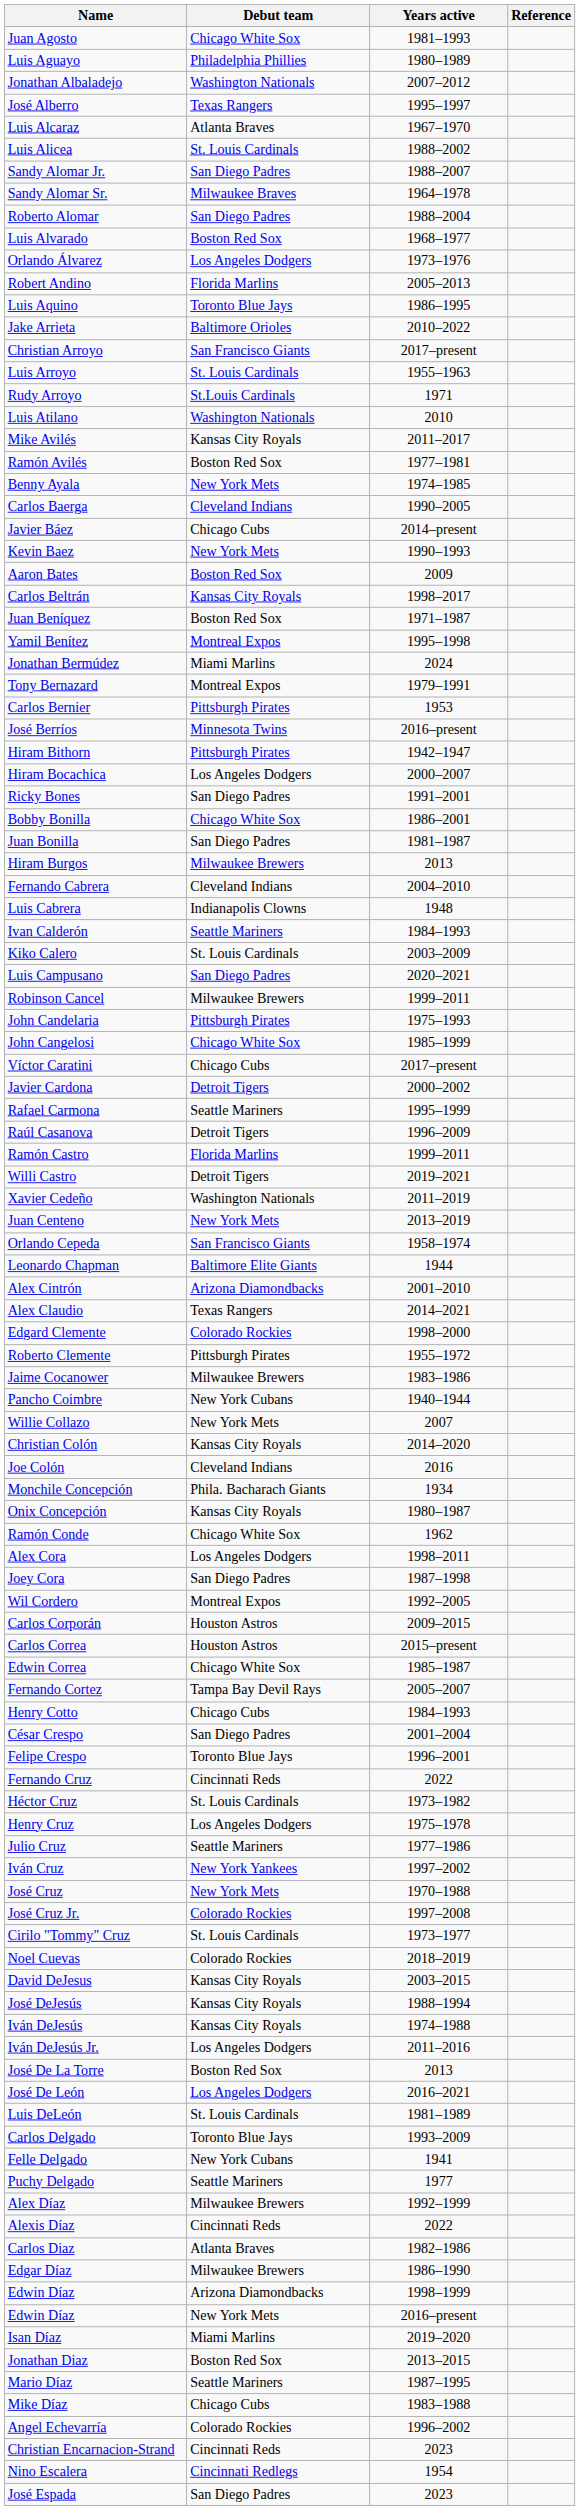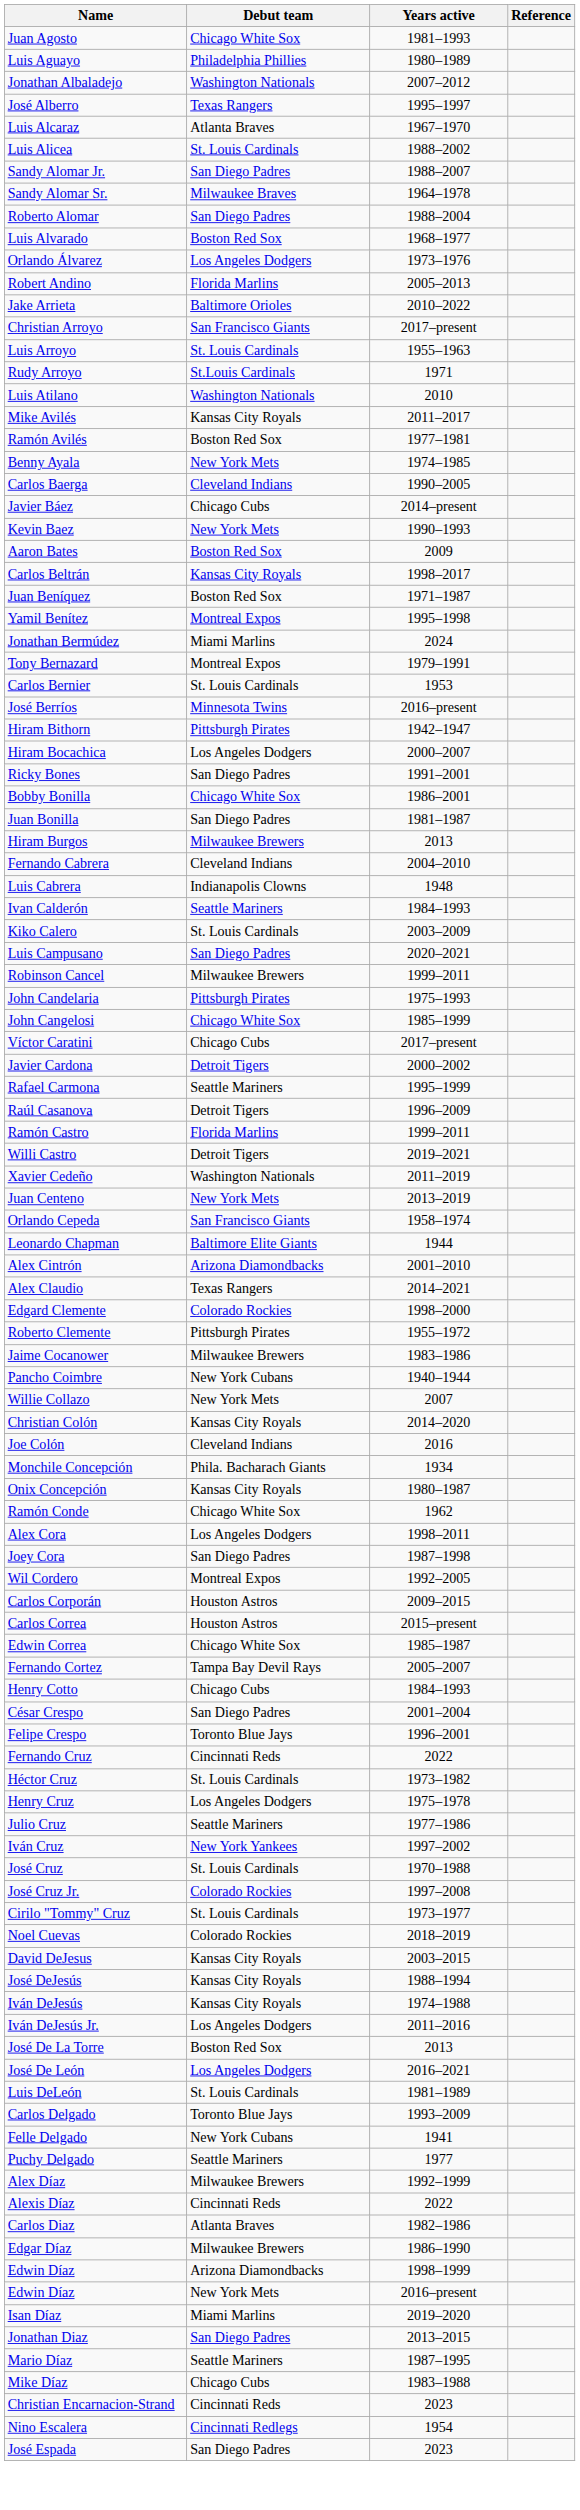- row: (43, 305)
(240, 707) Pittsburgh Pirates -> (244, 685) St. Louis Cardinals
(235, 1891) New York Mets -> (244, 1869) St. Louis Cardinals
(236, 2360) Boston Red Sox -> (240, 2337) San Diego Padres
- row: (57, 2427)
